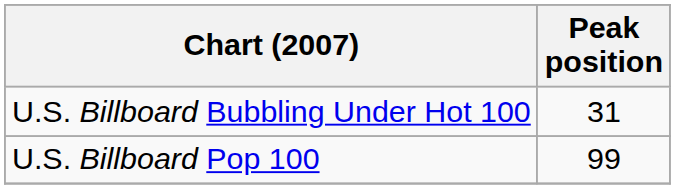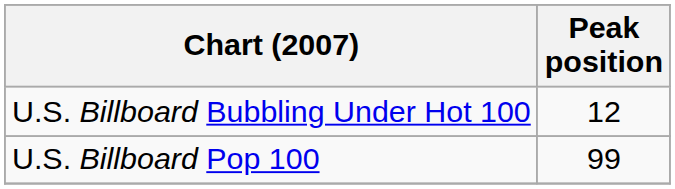(604, 111) 31 -> (604, 111) 12
